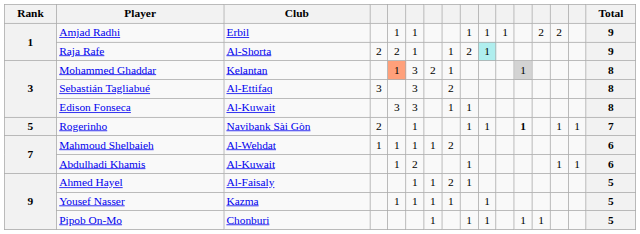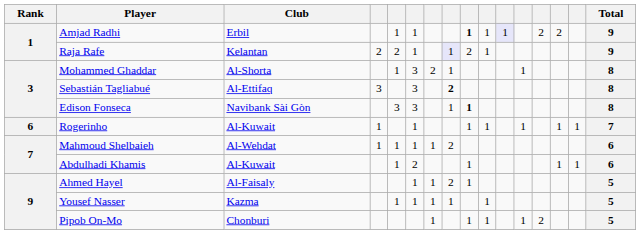(469, 33) normal -> (469, 33) bold
(505, 33) no background -> (505, 33) lavender background
(249, 51) Al-Shorta -> (247, 51) Kelantan
(451, 51) no background -> (451, 51) lavender background
(487, 51) paleturquoise background -> (487, 51) no background
(247, 70) Kelantan -> (249, 70) Al-Shorta
(397, 70) lightsalmon background -> (397, 70) no background
(523, 70) lightgrey background -> (523, 70) no background
(451, 89) normal -> (451, 89) bold
(251, 108) Al-Kuwait -> (268, 108) Navibank Sài Gòn
(469, 108) normal -> (469, 108) bold
(30, 126) 5 -> (30, 126) 6
(268, 126) Navibank Sài Gòn -> (251, 126) Al-Kuwait
(379, 126) 2 -> (379, 126) 1
(523, 126) bold -> (523, 126) normal
(541, 220) 1 -> (541, 220) 2
